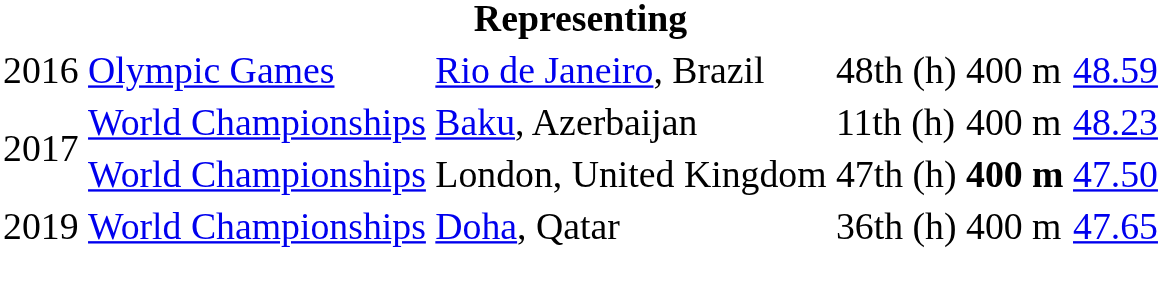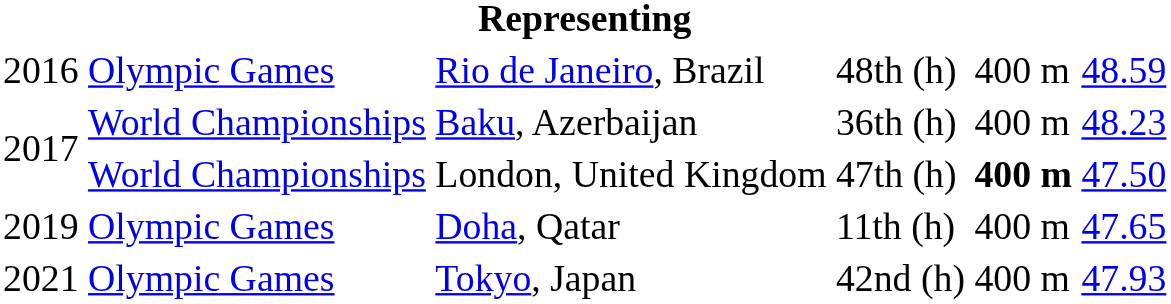(896, 122) 11th (h) -> (896, 122) 36th (h)
(257, 226) World Championships -> (211, 226) Olympic Games
(896, 226) 36th (h) -> (896, 226) 11th (h)
+ row: (536, 278)
